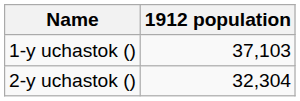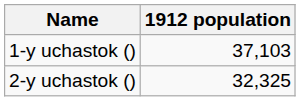(262, 80) 32,304 -> (262, 80) 32,325
